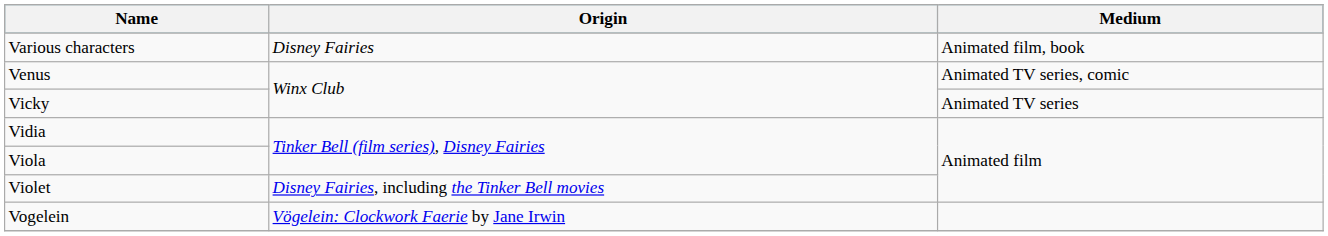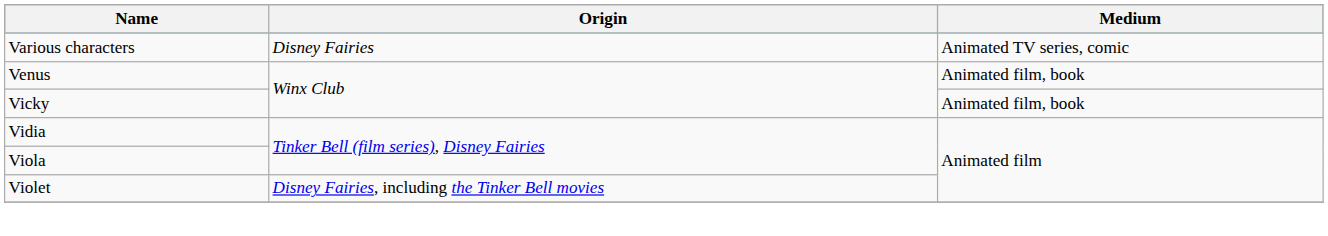(1013, 47) Animated film, book -> (1035, 47) Animated TV series, comic
(1035, 75) Animated TV series, comic -> (1013, 75) Animated film, book
(1010, 103) Animated TV series -> (1013, 103) Animated film, book
- row: (39, 216)
